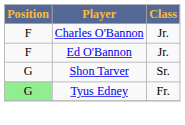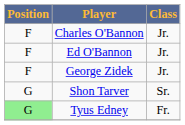+ row: (99, 71)
